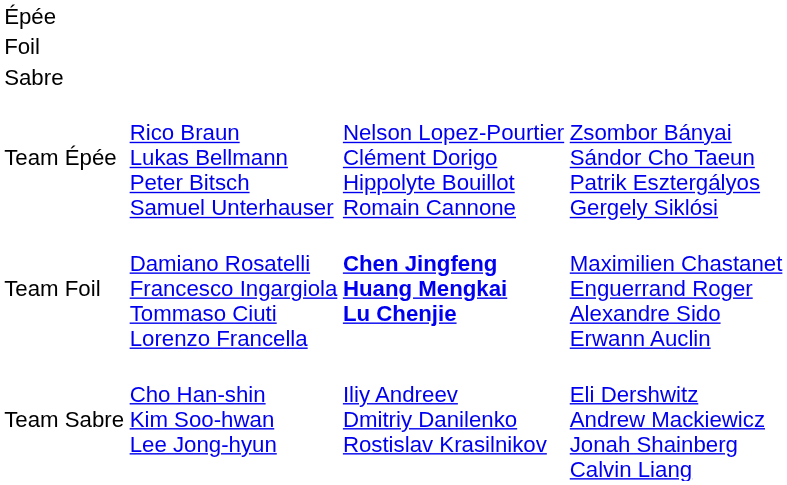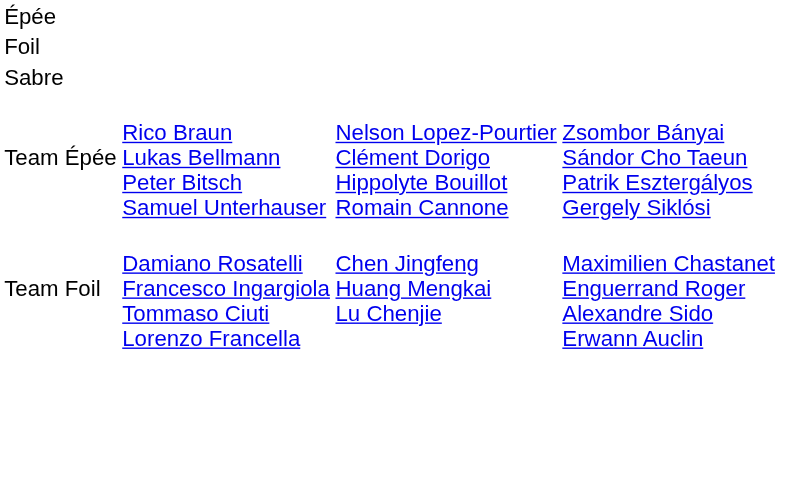(425, 288) bold -> (413, 288) normal
- row: (64, 419)
